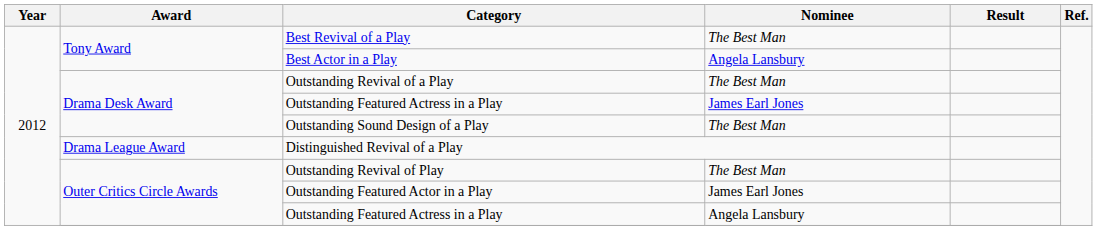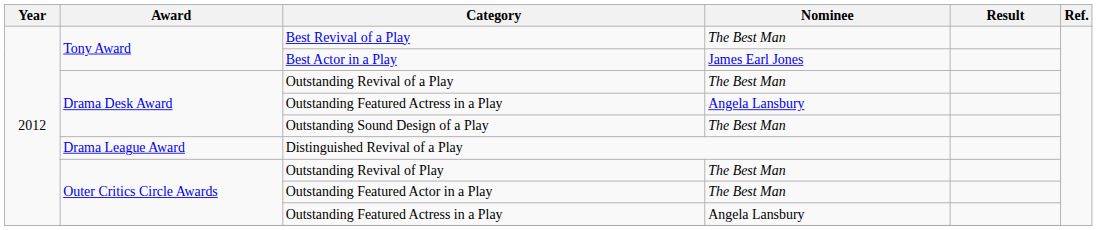(756, 59) Angela Lansbury -> (756, 59) James Earl Jones
(756, 103) James Earl Jones -> (756, 103) Angela Lansbury
(756, 192) James Earl Jones -> (747, 192) The Best Man
